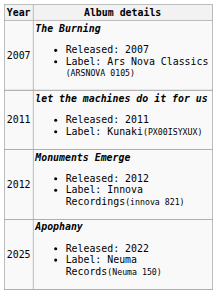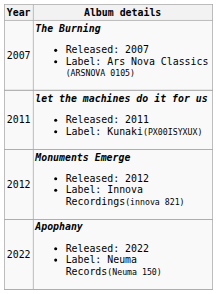(19, 254) 2025 -> (19, 254) 2022
